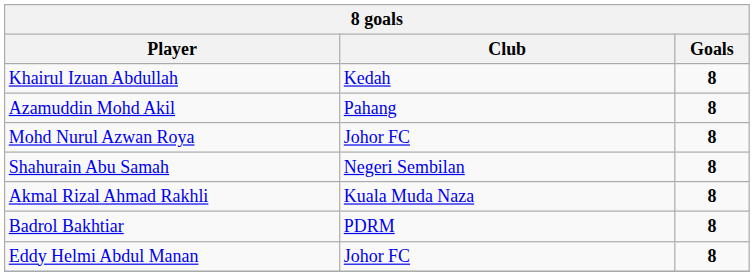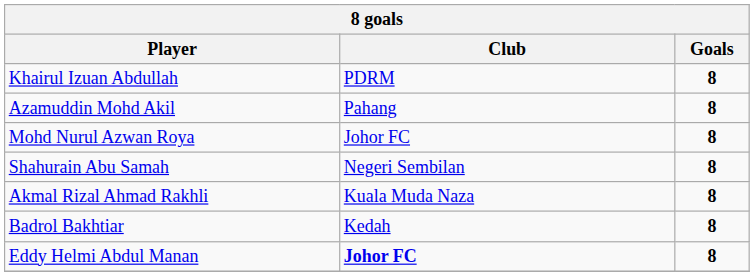(367, 78) Kedah -> (369, 78) PDRM
(369, 226) PDRM -> (367, 226) Kedah
(377, 256) normal -> (380, 256) bold
